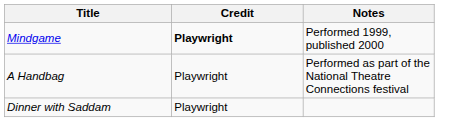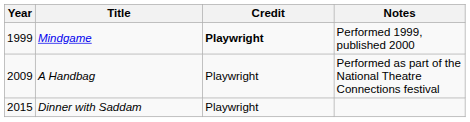+ column: (20, 13)
